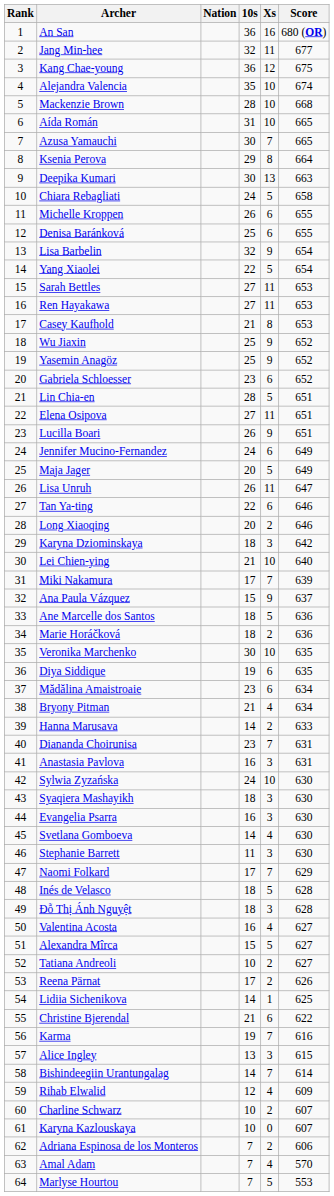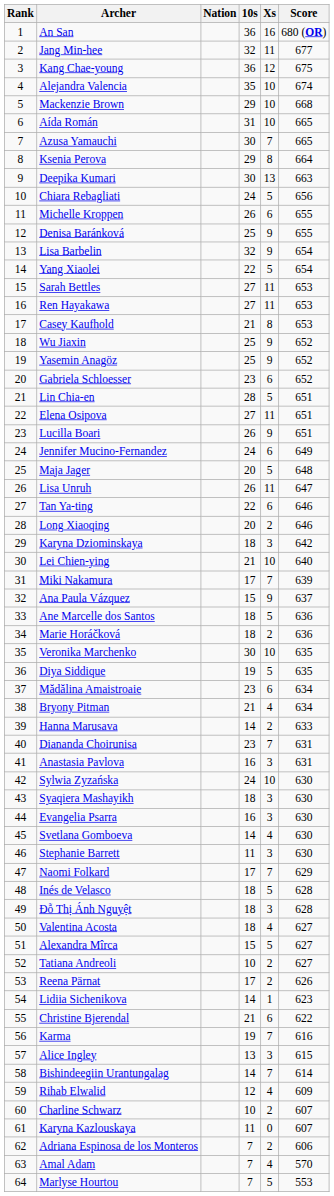(250, 104) 28 -> (250, 104) 29
(304, 196) 658 -> (304, 196) 656
(270, 232) 6 -> (270, 232) 9
(304, 470) 649 -> (304, 470) 648
(270, 671) 6 -> (270, 671) 5
(250, 927) 16 -> (250, 927) 18
(304, 1000) 625 -> (304, 1000) 623
(250, 1128) 10 -> (250, 1128) 11
